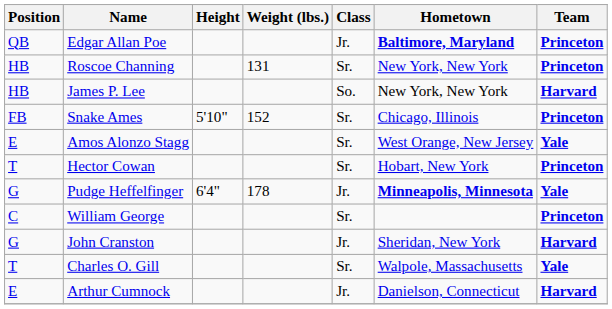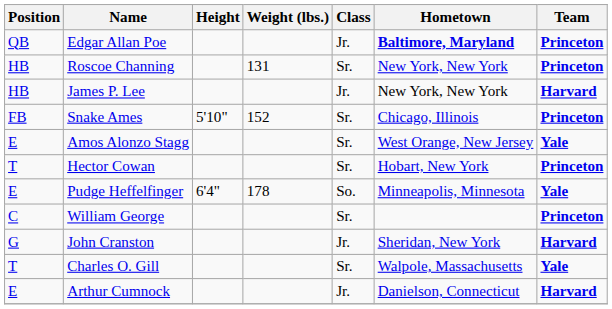(346, 92) So. -> (343, 92) Jr.
(14, 191) G -> (13, 191) E
(343, 191) Jr. -> (346, 191) So.
(455, 191) bold -> (451, 191) normal
